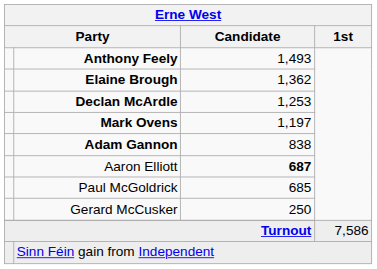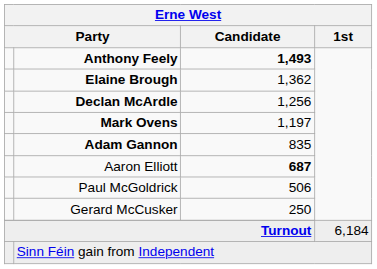(294, 58) normal -> (294, 58) bold
(294, 101) 1,253 -> (294, 101) 1,256
(300, 144) 838 -> (300, 144) 835
(300, 187) 685 -> (300, 187) 506
(352, 230) 7,586 -> (352, 230) 6,184
